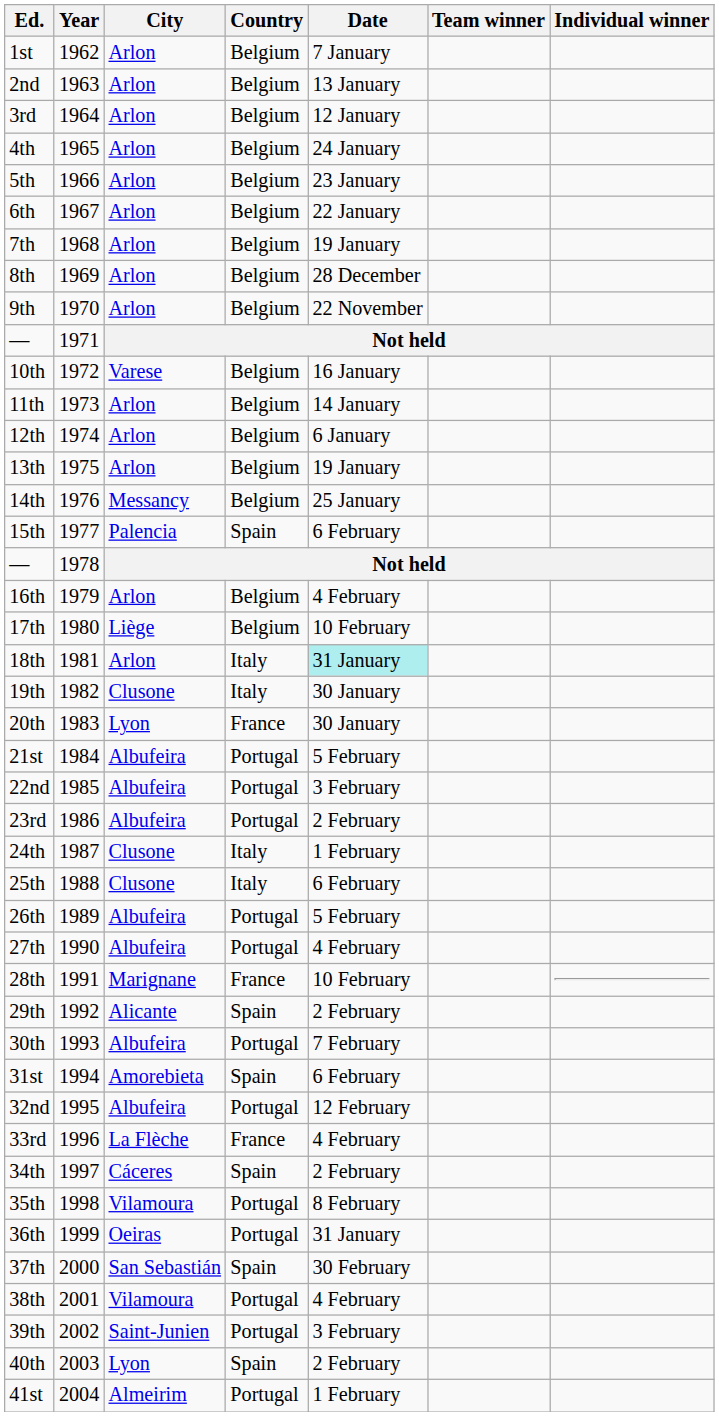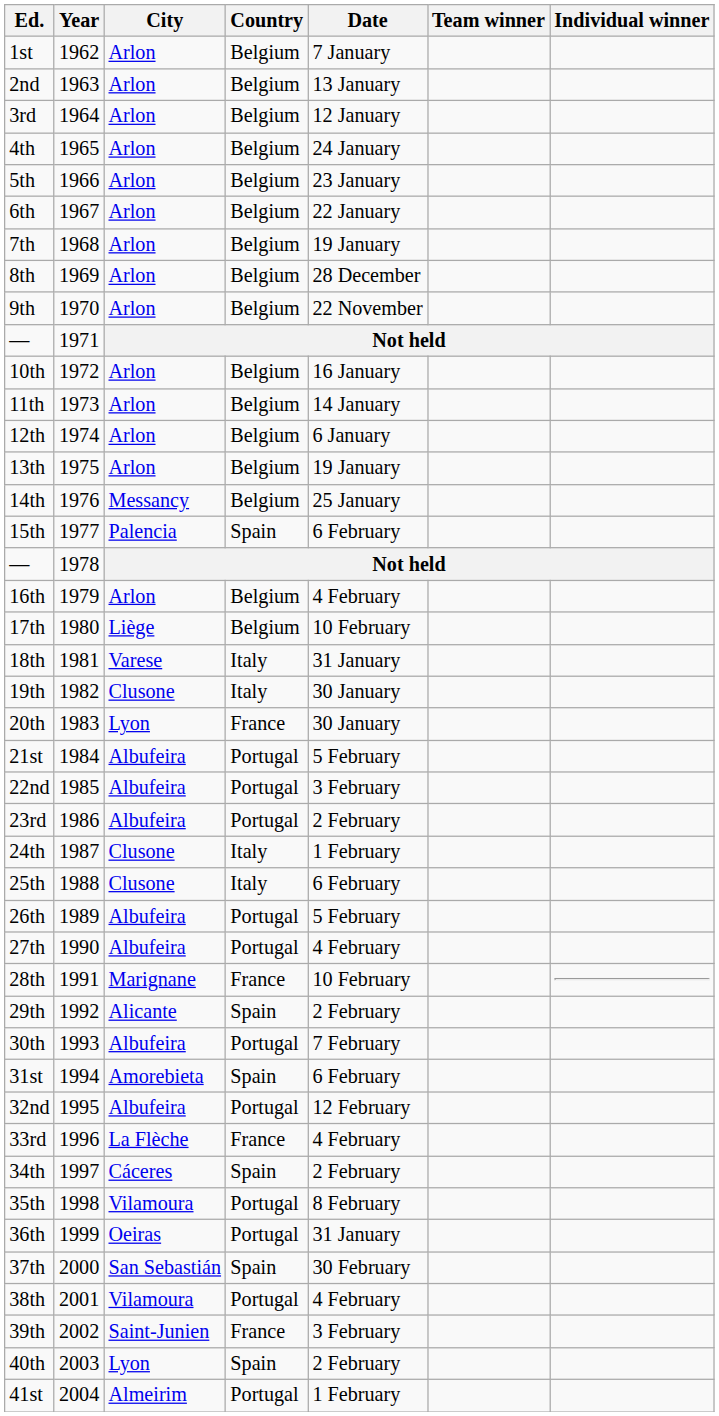(135, 372) Varese -> (132, 372) Arlon
(132, 659) Arlon -> (135, 659) Varese
(356, 659) paleturquoise background -> (356, 659) no background
(265, 1331) Portugal -> (258, 1331) France
